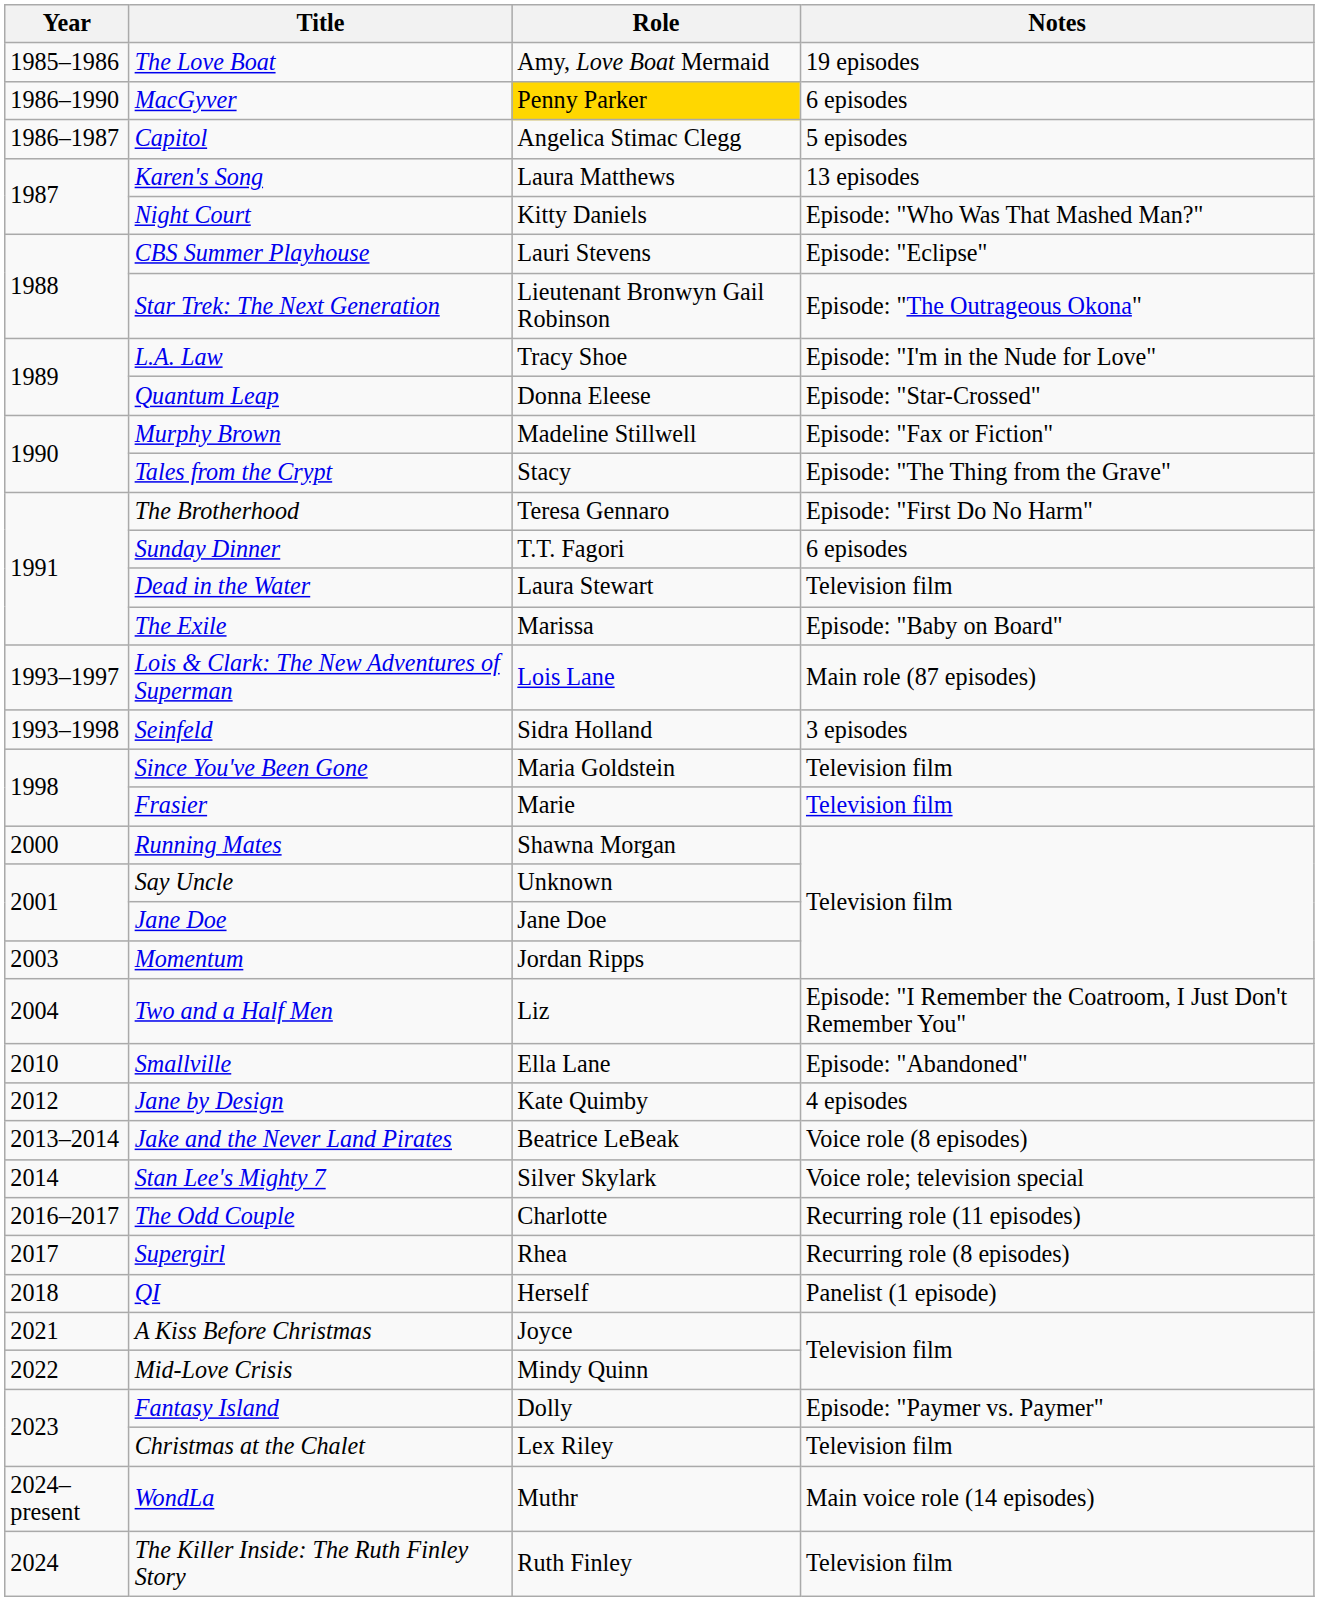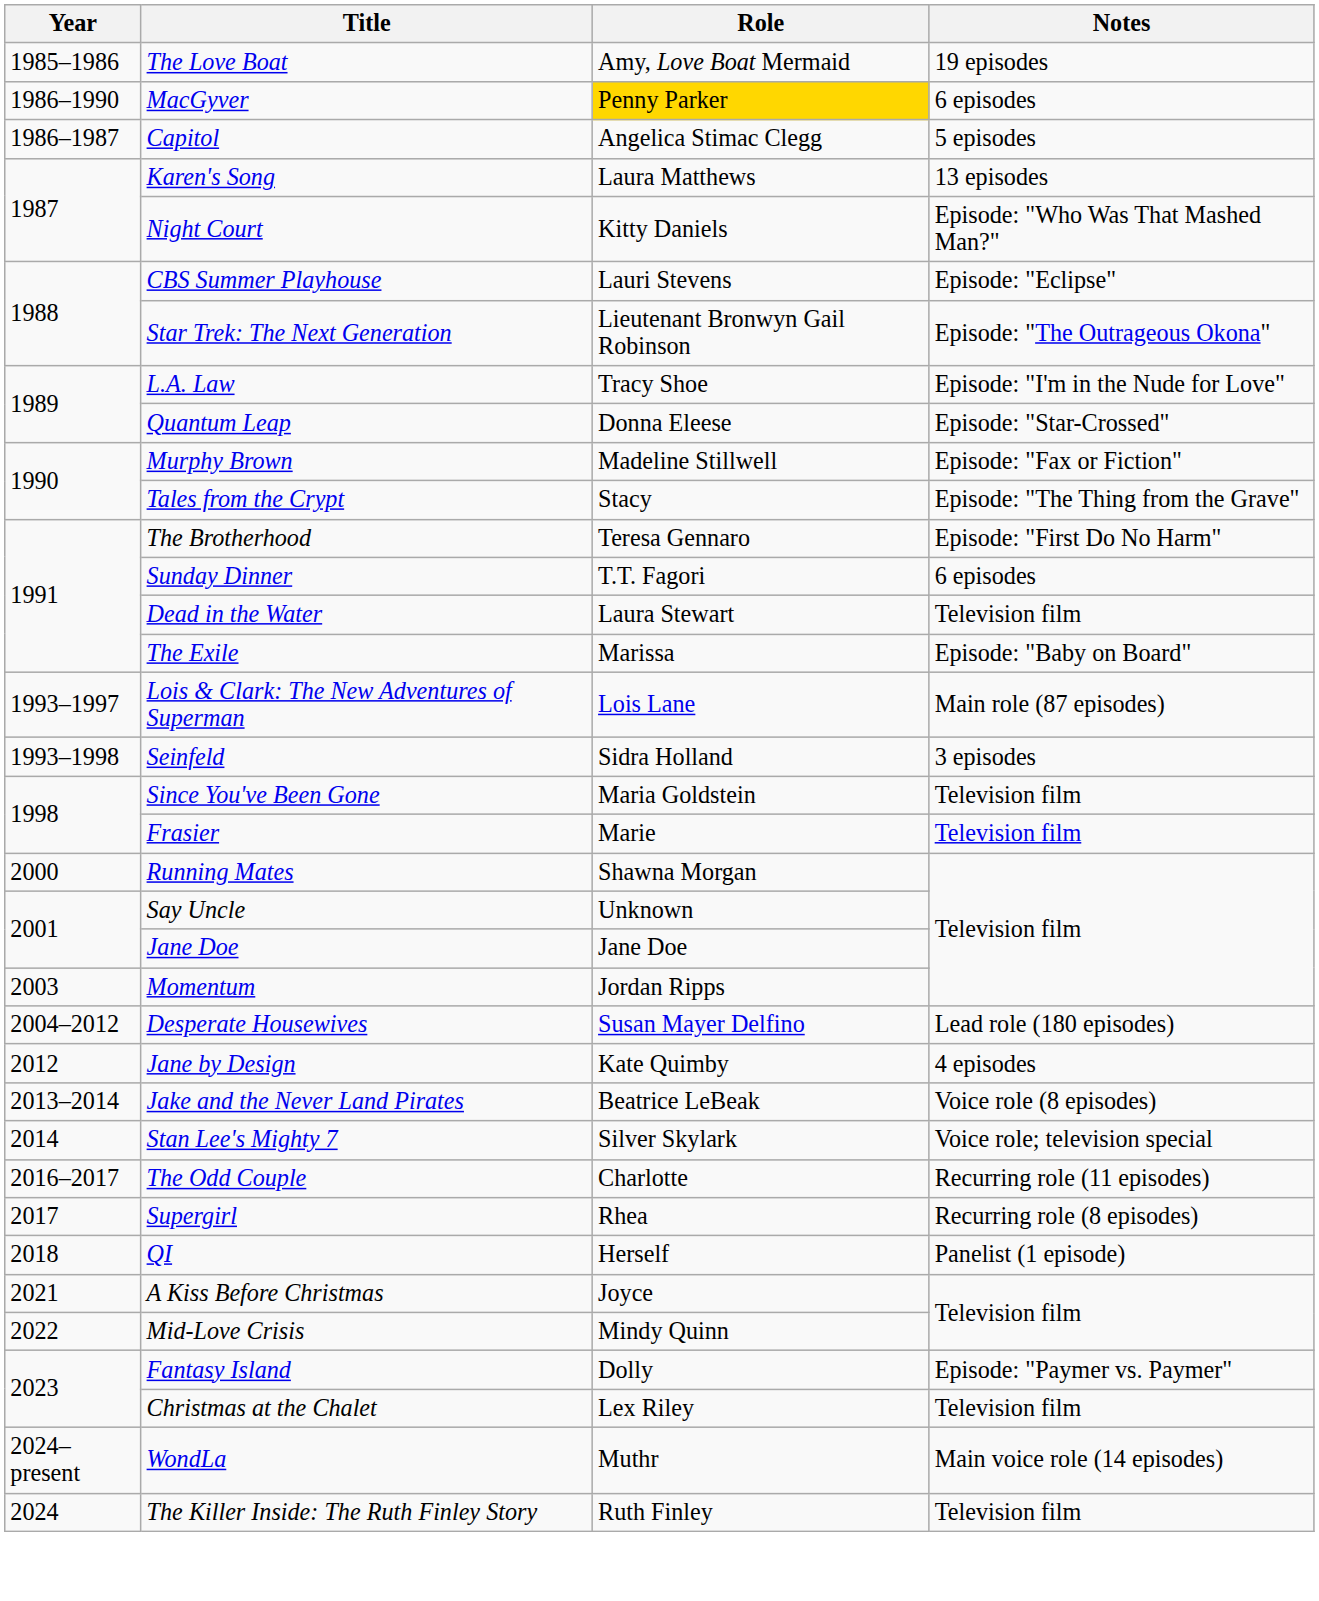+ row: (257, 1024)
- row: (234, 1011)
- row: (183, 1063)
